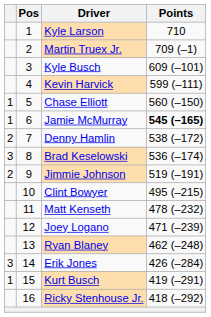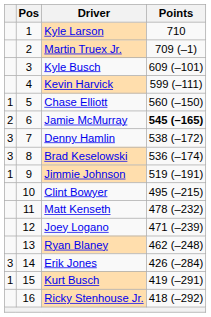(10, 120) 1 -> (10, 120) 2
(10, 138) 2 -> (10, 138) 3
(10, 174) 2 -> (10, 174) 1
